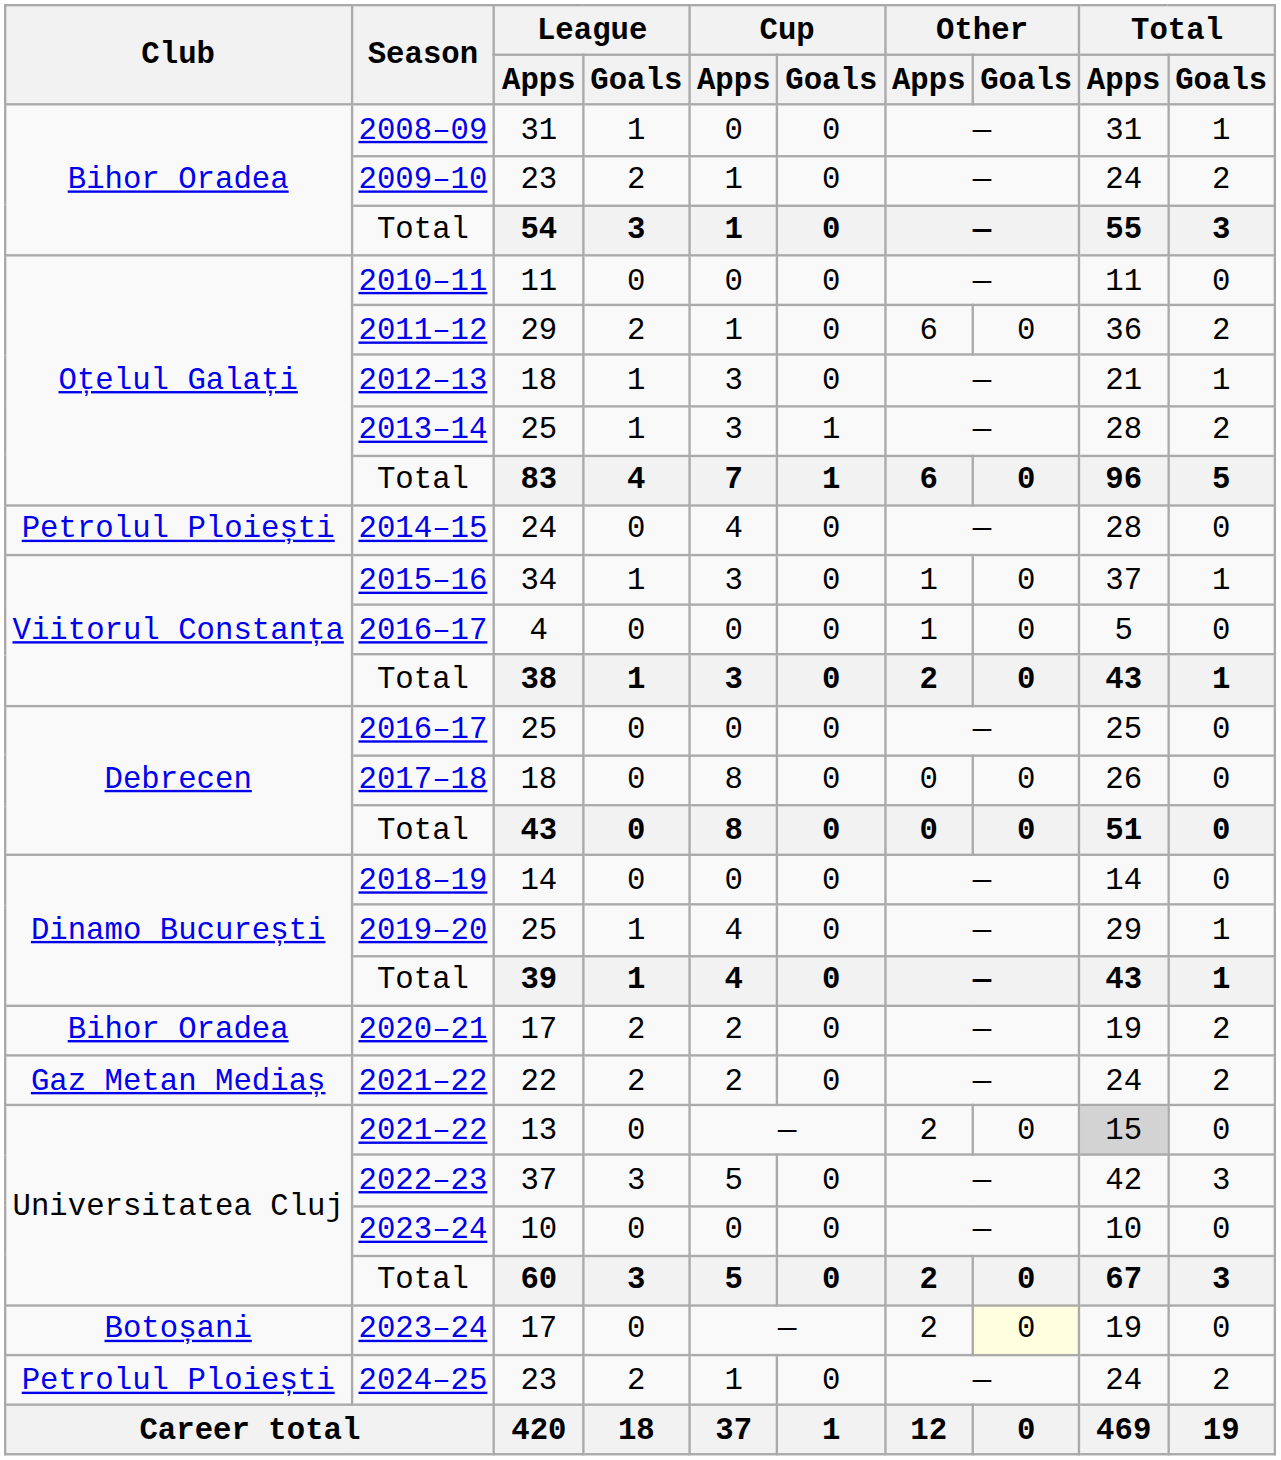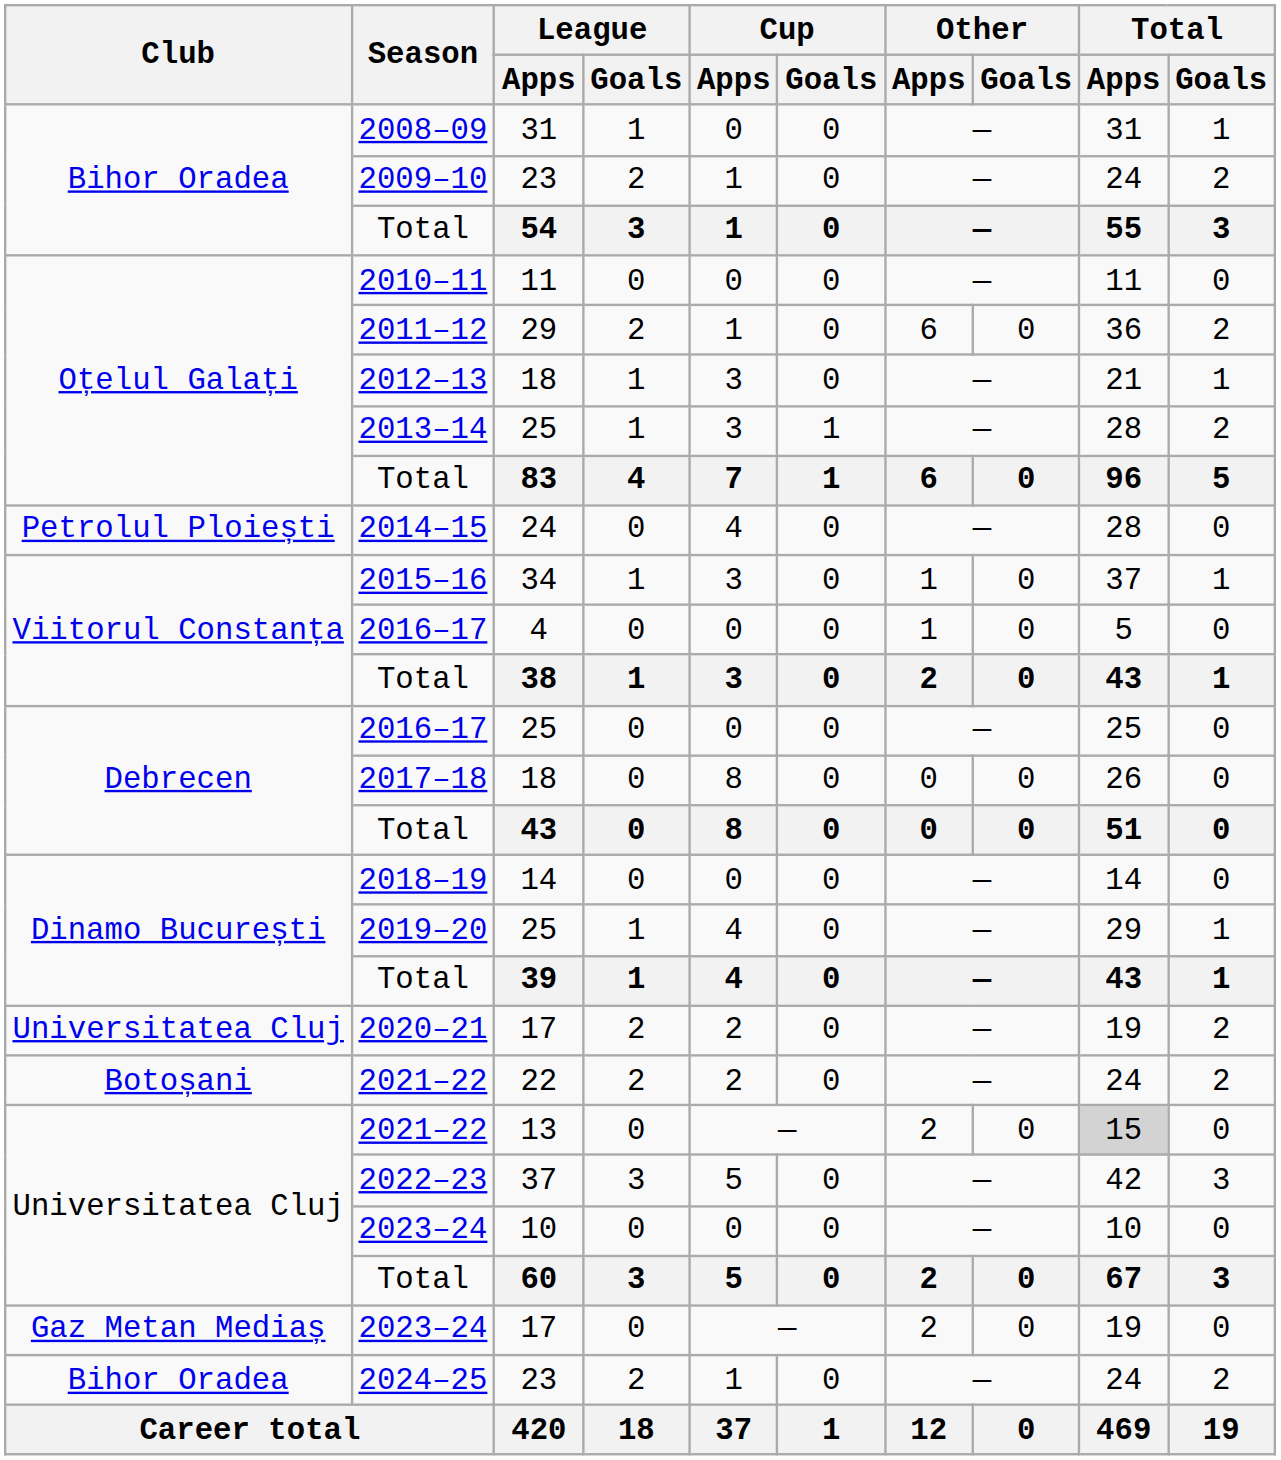(178, 1030) Bihor Oradea -> (178, 1030) Universitatea Cluj
(178, 1080) Gaz Metan Mediaș -> (178, 1080) Botoșani
(178, 1330) Botoșani -> (178, 1330) Gaz Metan Mediaș
(1026, 1330) lightyellow background -> (1026, 1330) no background
(178, 1380) Petrolul Ploiești -> (178, 1380) Bihor Oradea
